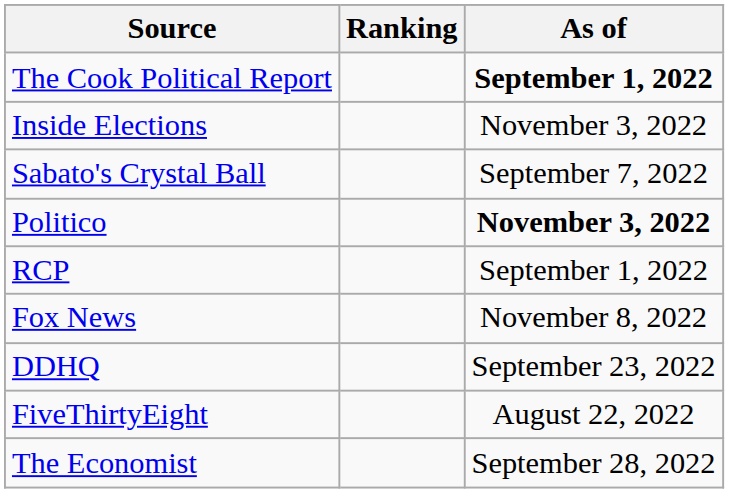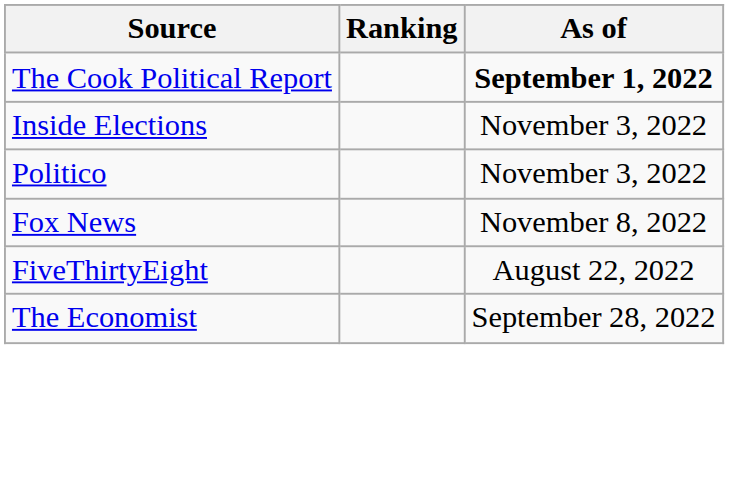- row: (139, 173)
(594, 221) bold -> (594, 173) normal
- row: (41, 269)
- row: (56, 366)
